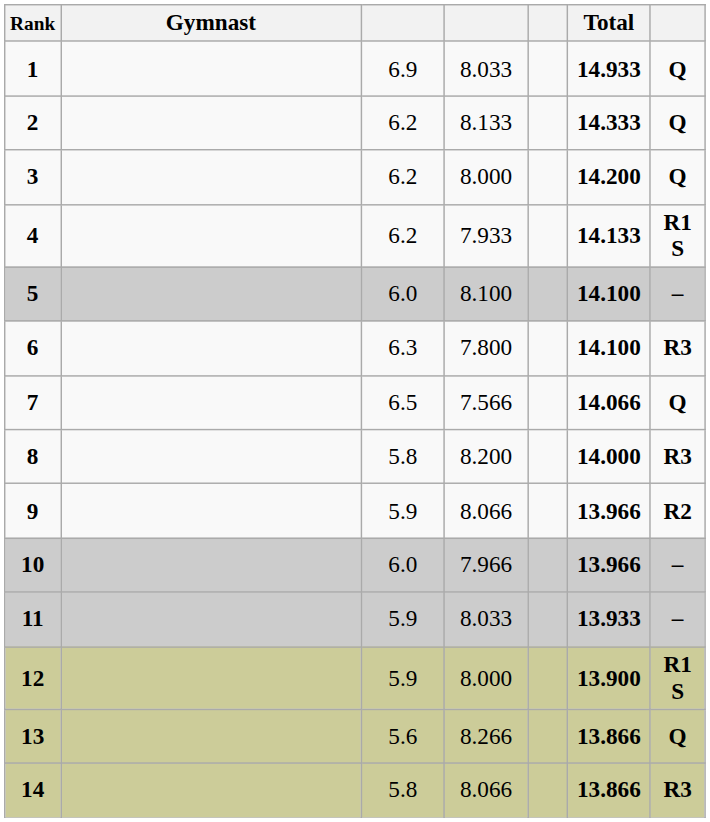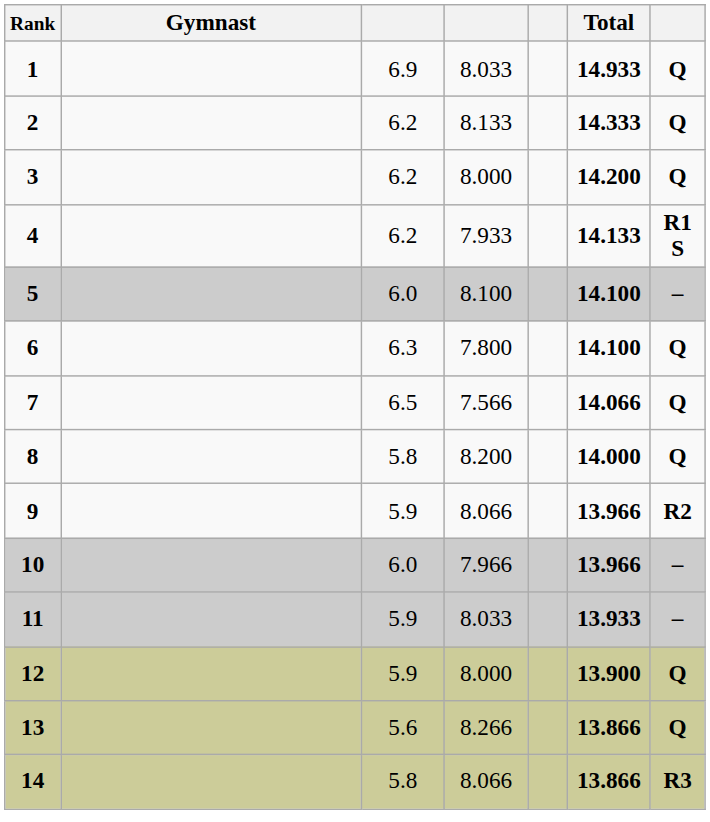(678, 348) R3 -> (678, 348) Q
(678, 456) R3 -> (678, 456) Q
(678, 677) R1 S -> (678, 673) Q
